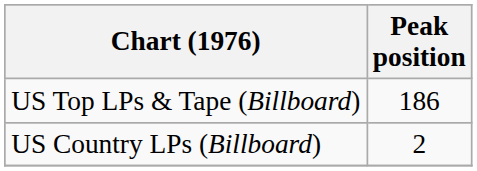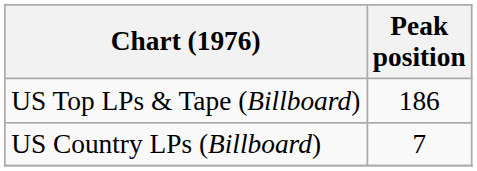(419, 143) 2 -> (419, 143) 7
